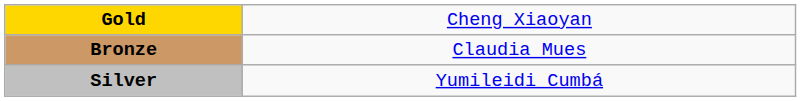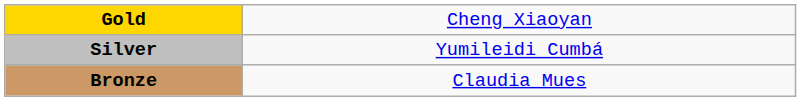rows swapped: (124, 80) <-> (124, 50)
